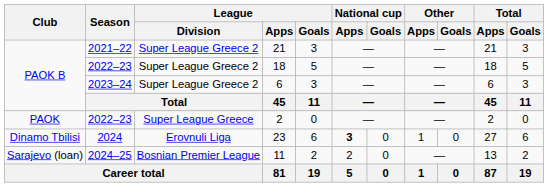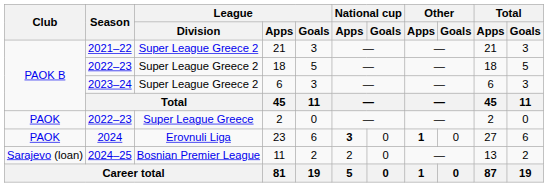(45, 137) Dinamo Tbilisi -> (45, 137) PAOK
(421, 137) normal -> (421, 137) bold
